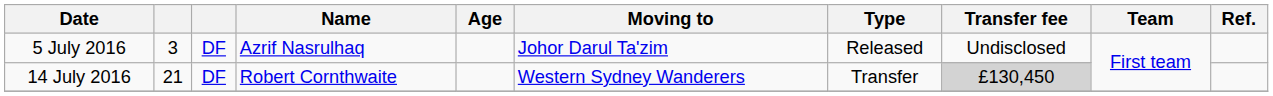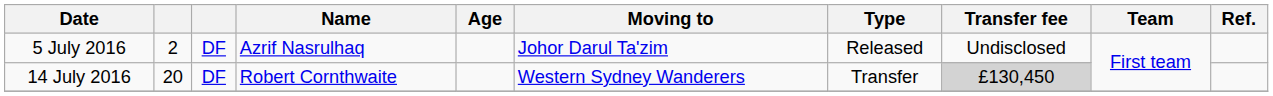(173, 47) 3 -> (173, 47) 2
(173, 76) 21 -> (173, 76) 20
